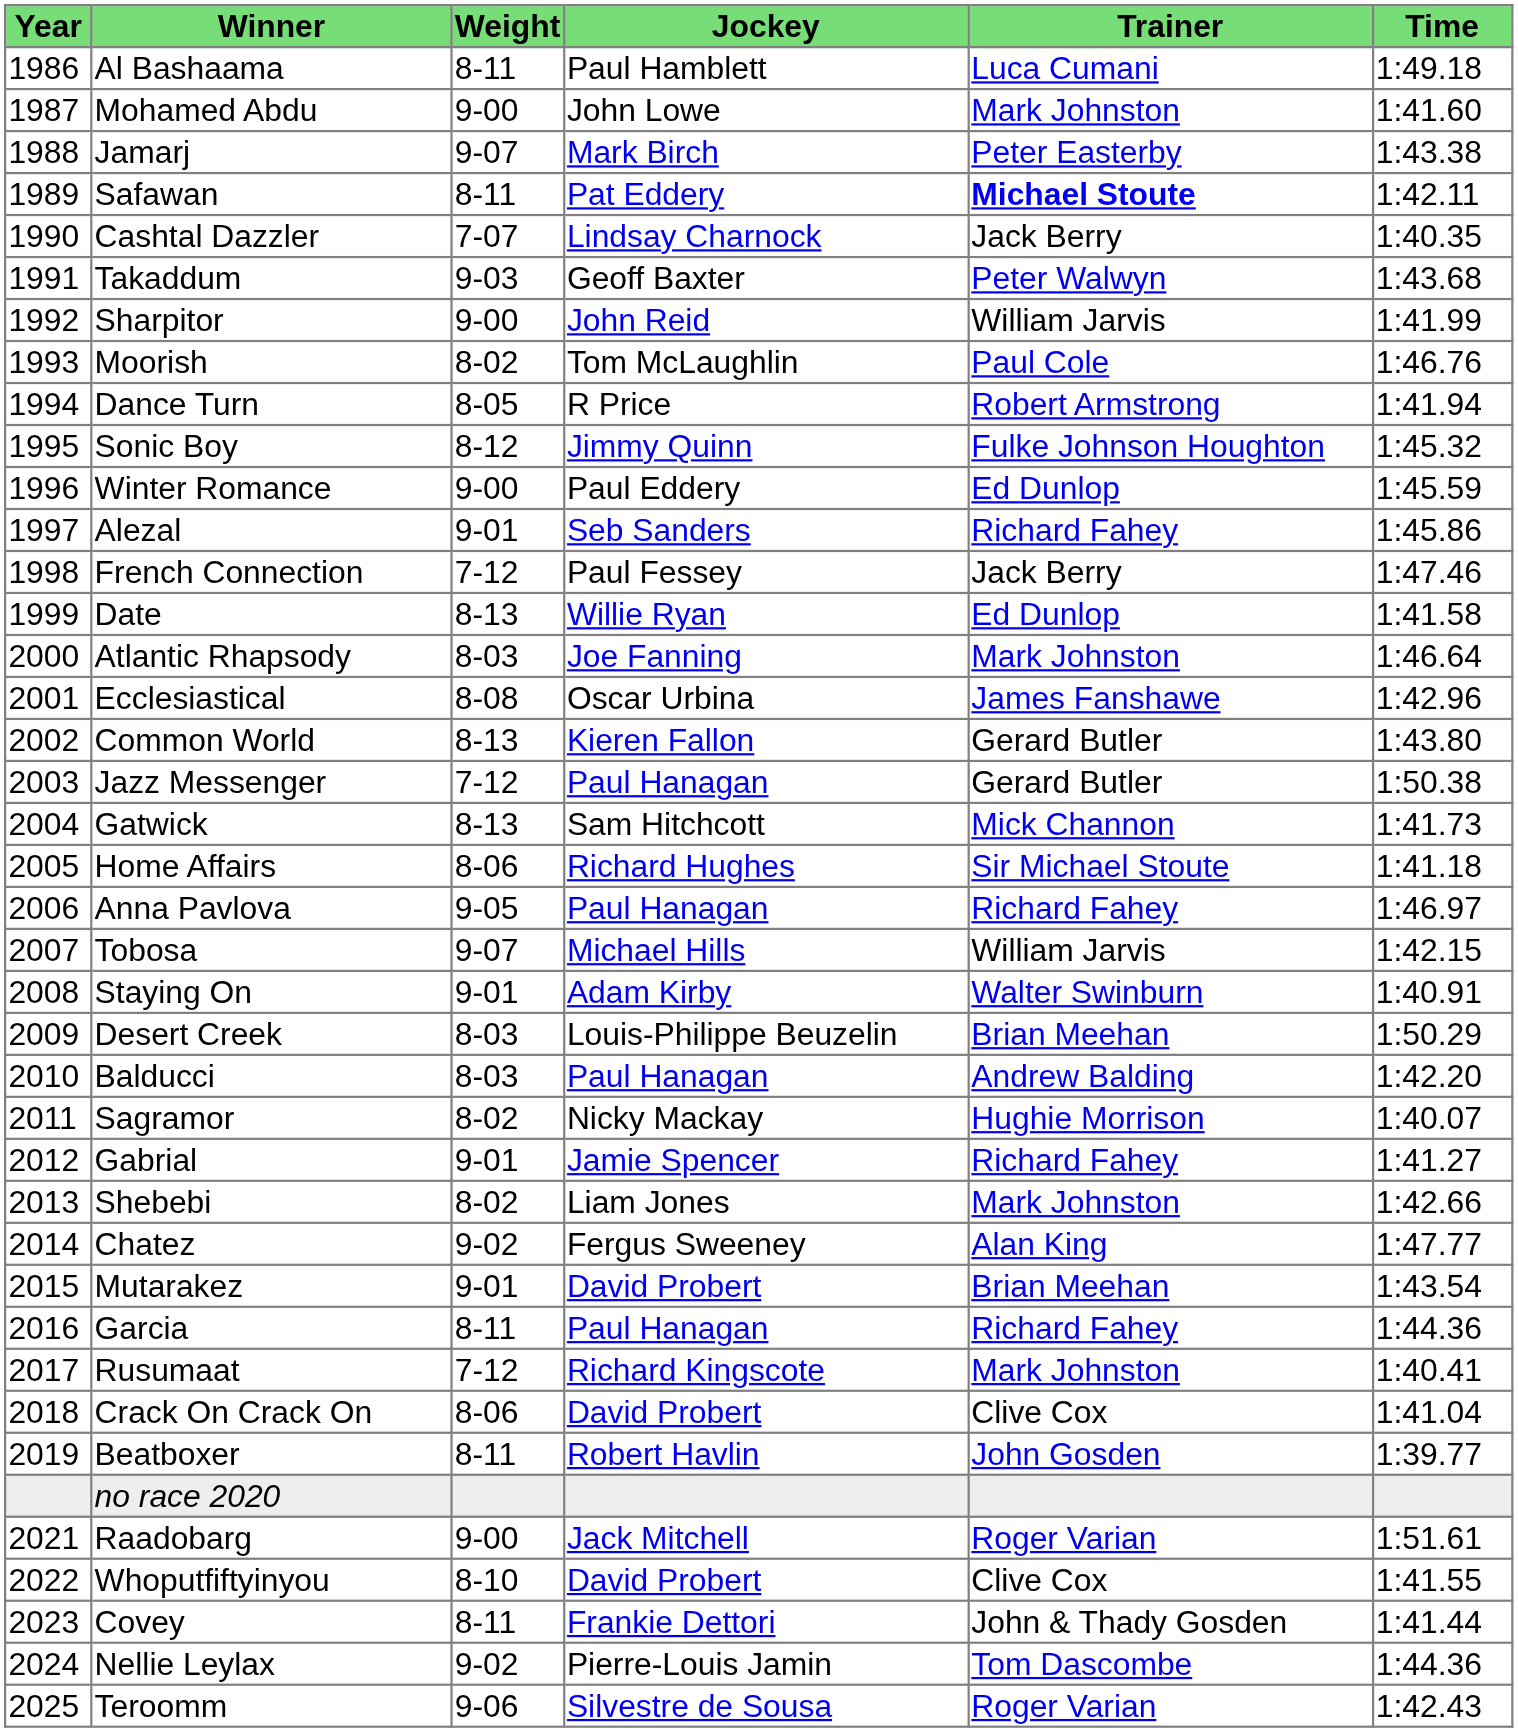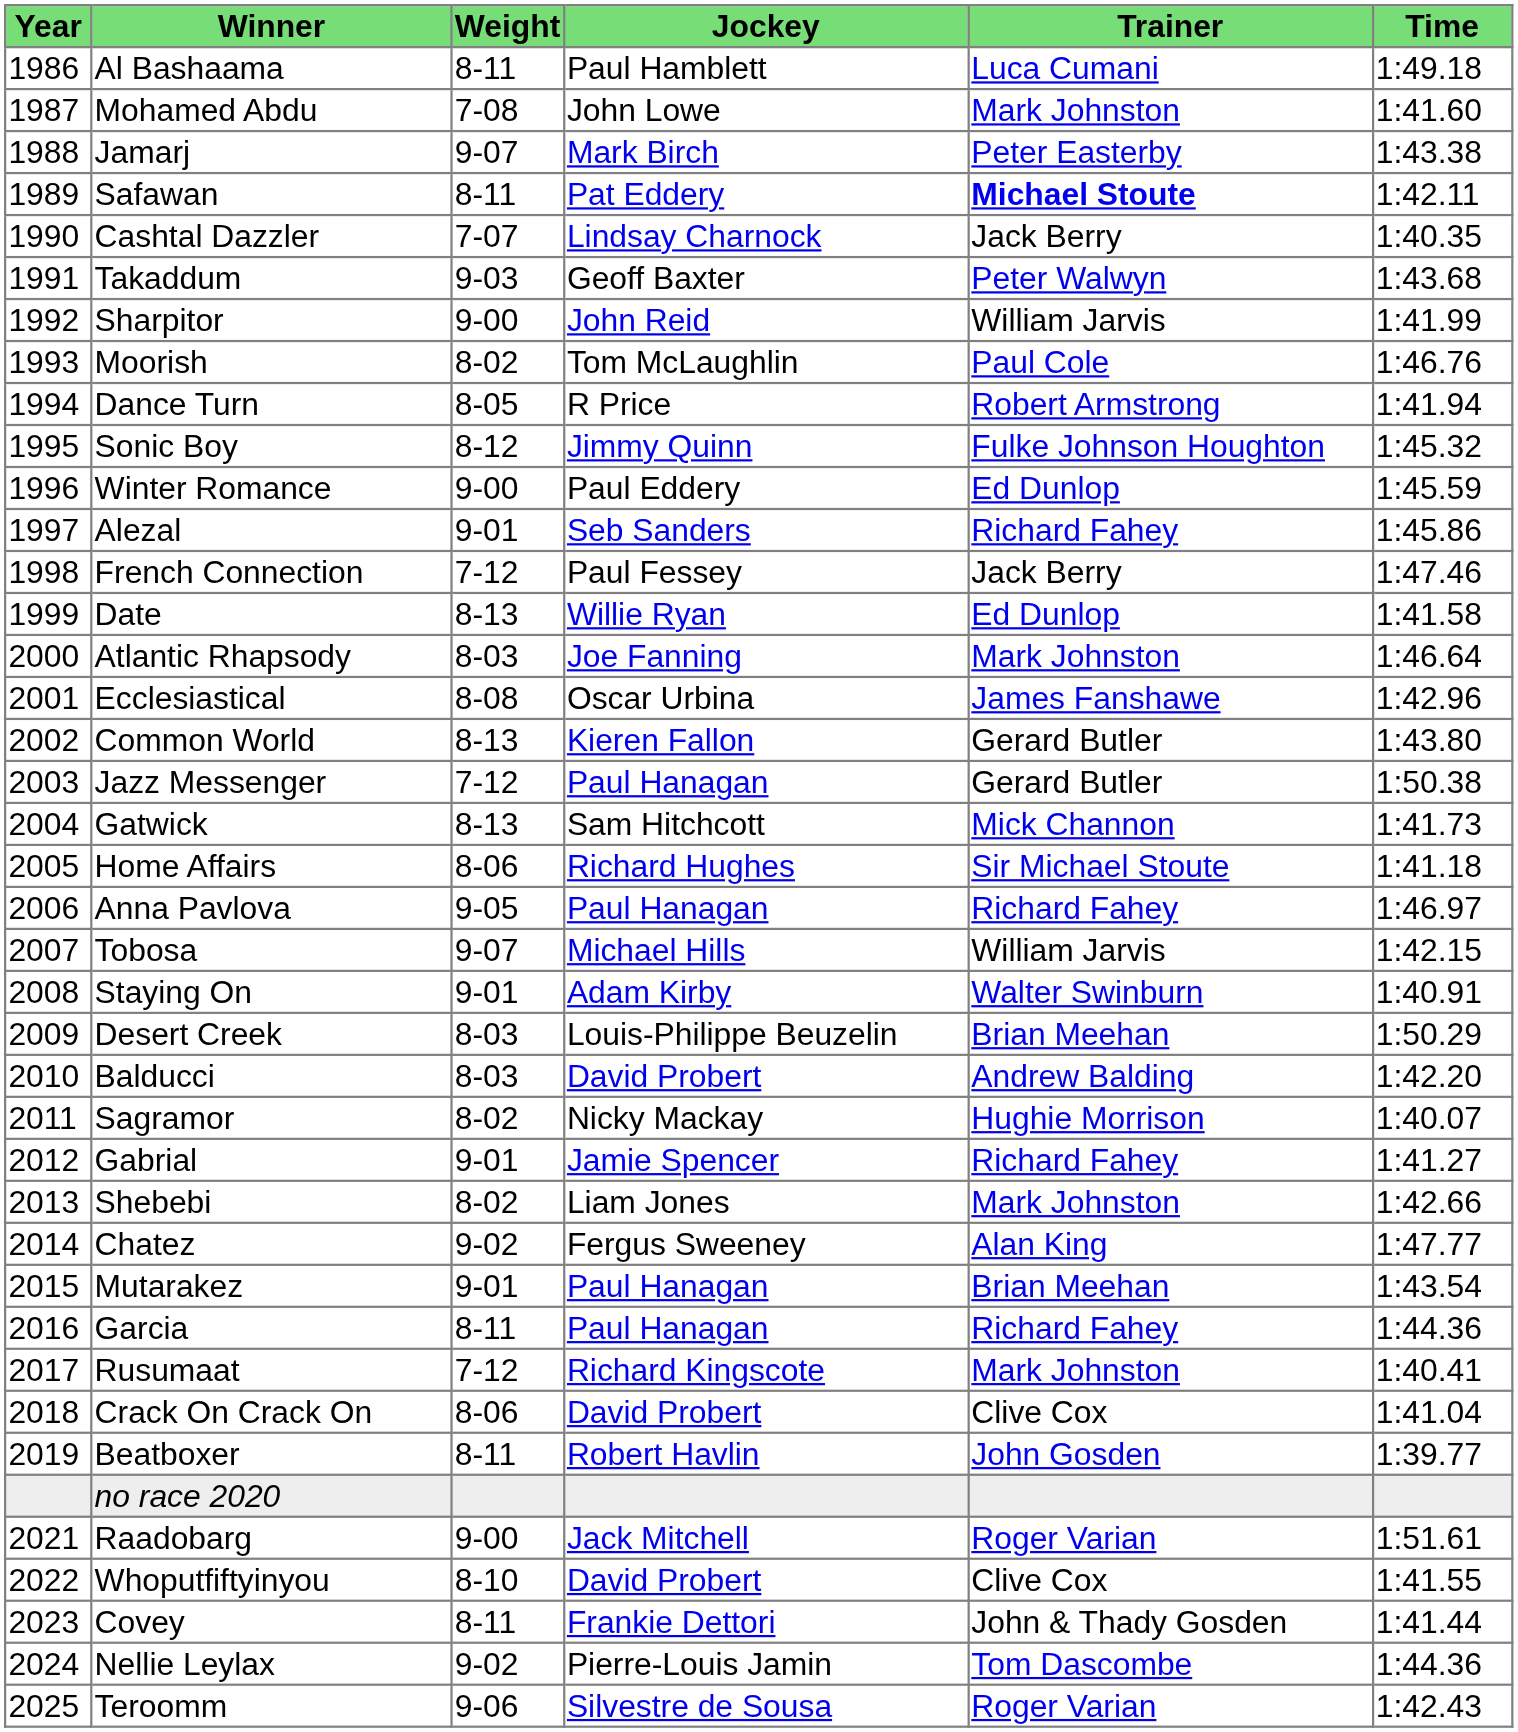(487, 110) 9-00 -> (487, 110) 7-08
(668, 1076) Paul Hanagan -> (664, 1076) David Probert
(664, 1286) David Probert -> (668, 1286) Paul Hanagan
